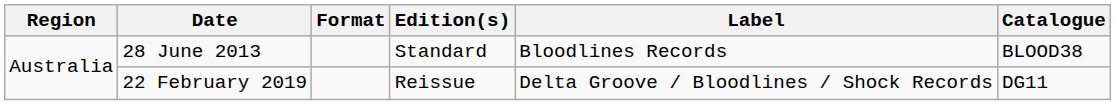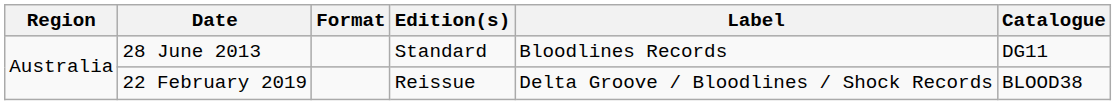(1042, 52) BLOOD38 -> (1025, 52) DG11
(1025, 83) DG11 -> (1042, 83) BLOOD38
